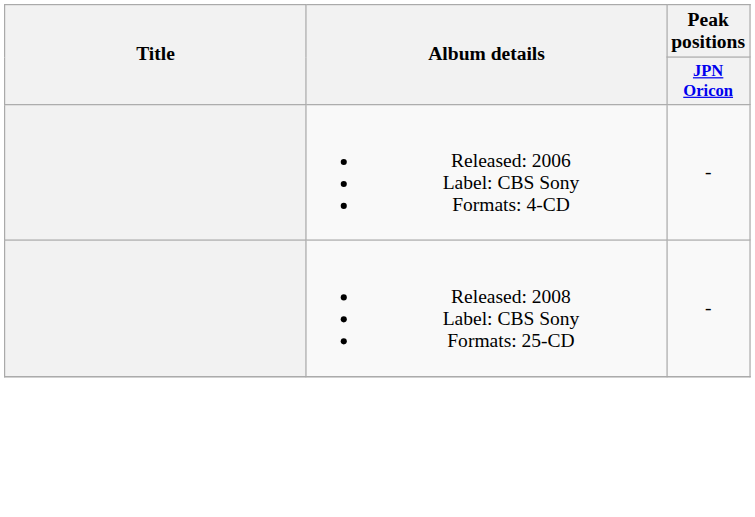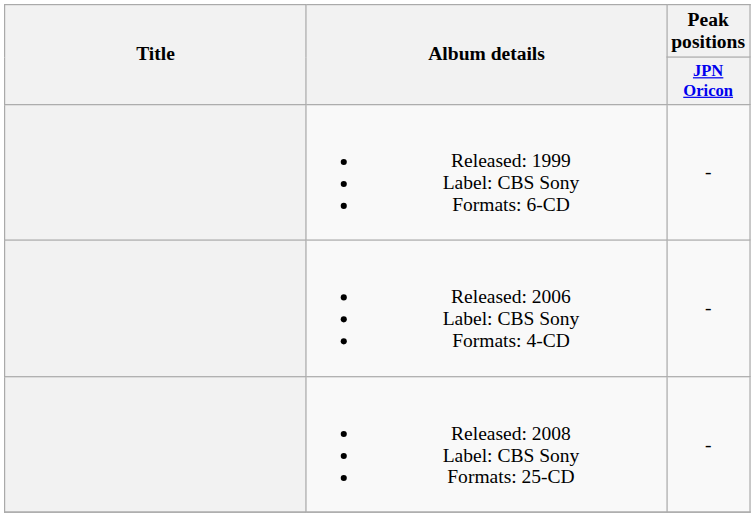+ row: (487, 183)
